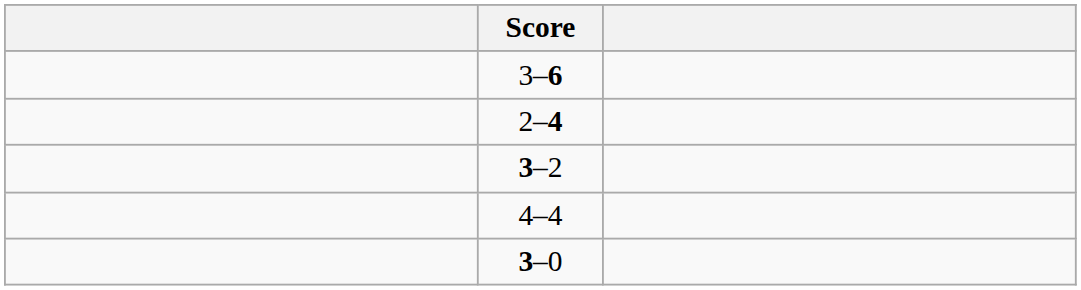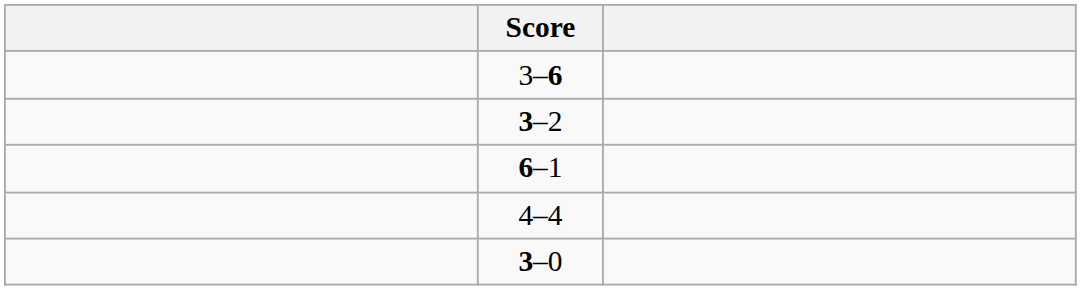- row: (540, 121)
+ row: (540, 167)
